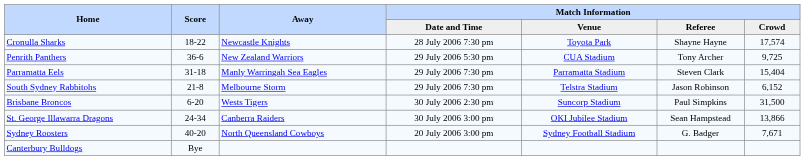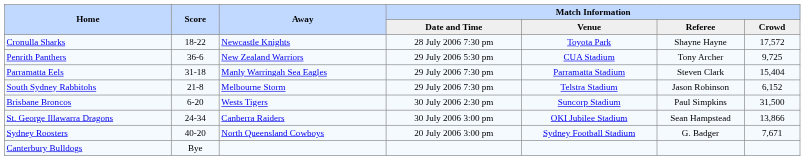(772, 42) 17,574 -> (772, 42) 17,572
